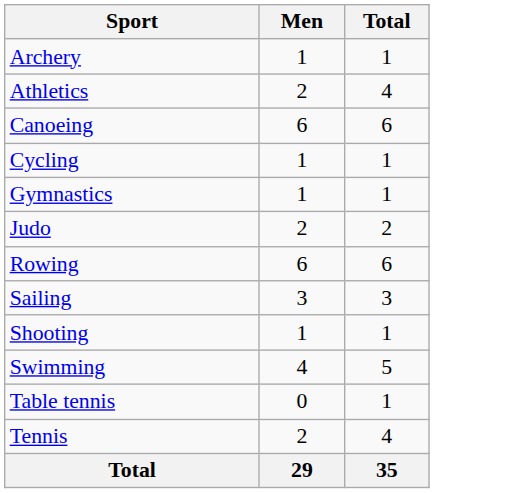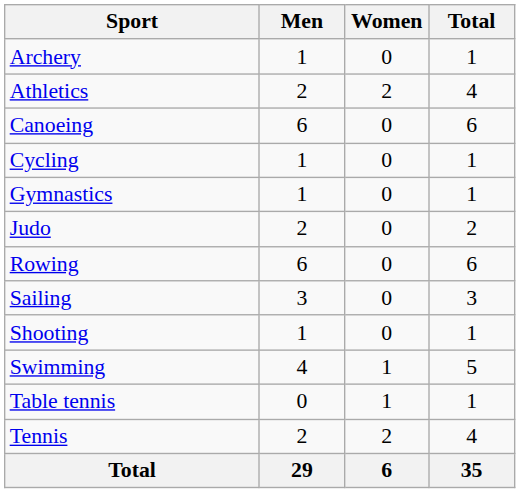+ column: (387, 21)
